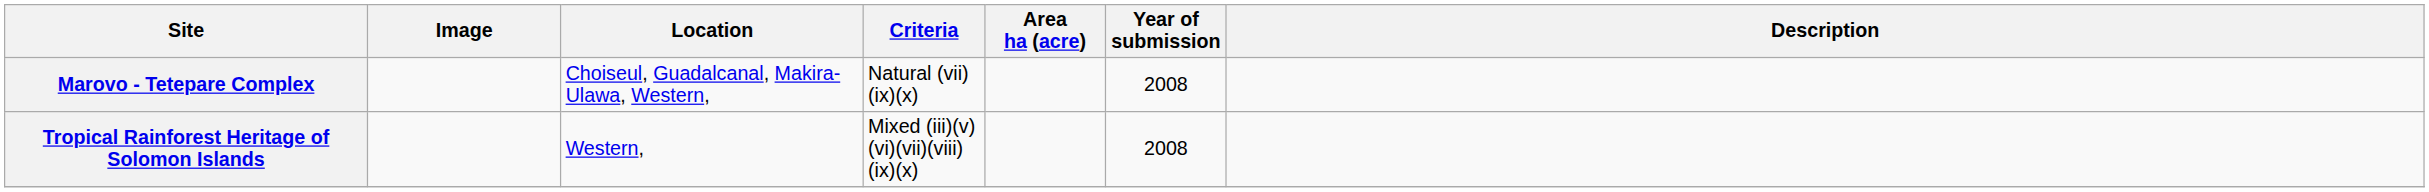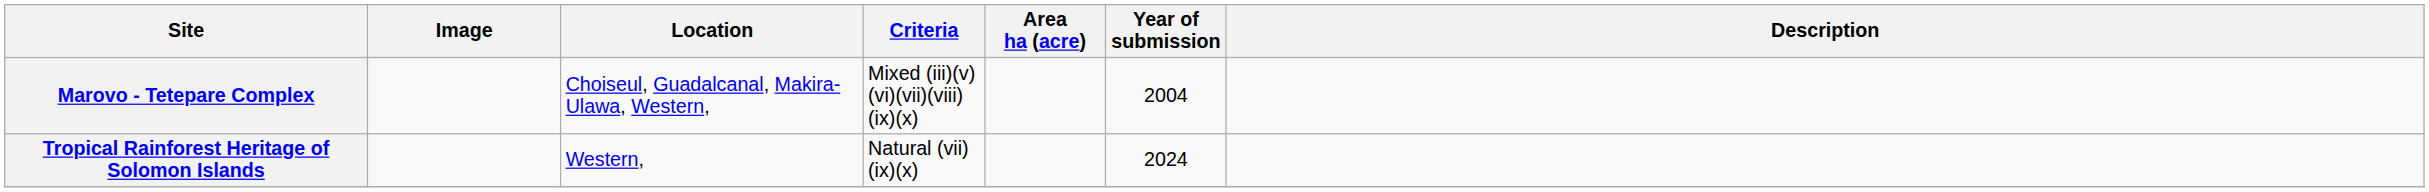(918, 84) Natural (vii)(ix)(x) -> (922, 95) Mixed (iii)(v)(vi)(vii)(viii)(ix)(x)
(1166, 84) 2008 -> (1166, 95) 2004
(922, 148) Mixed (iii)(v)(vi)(vii)(viii)(ix)(x) -> (918, 160) Natural (vii)(ix)(x)
(1166, 148) 2008 -> (1166, 160) 2024
